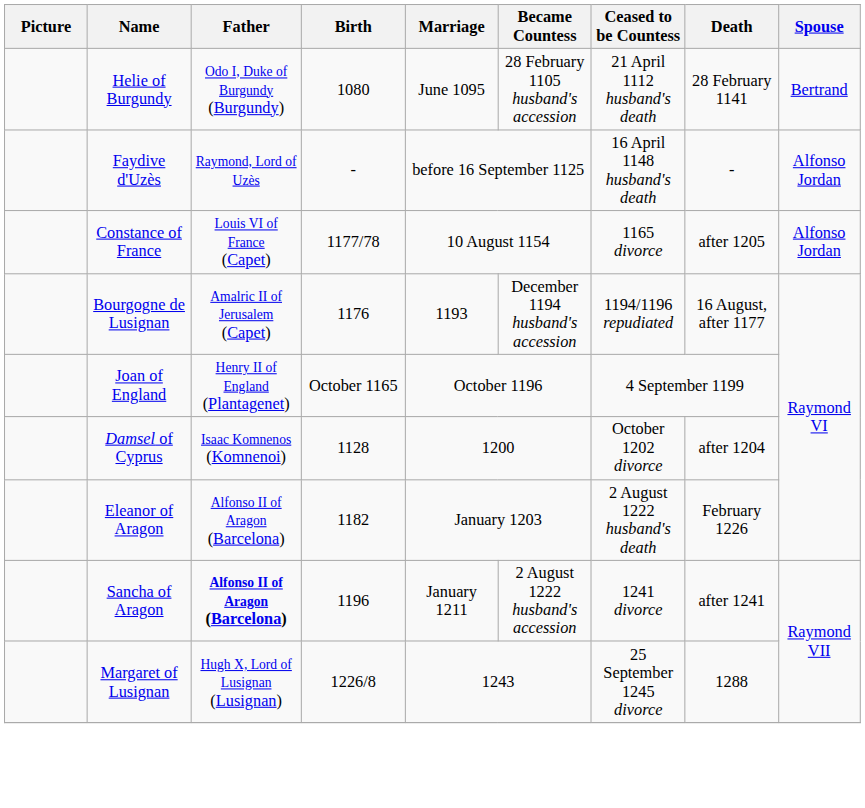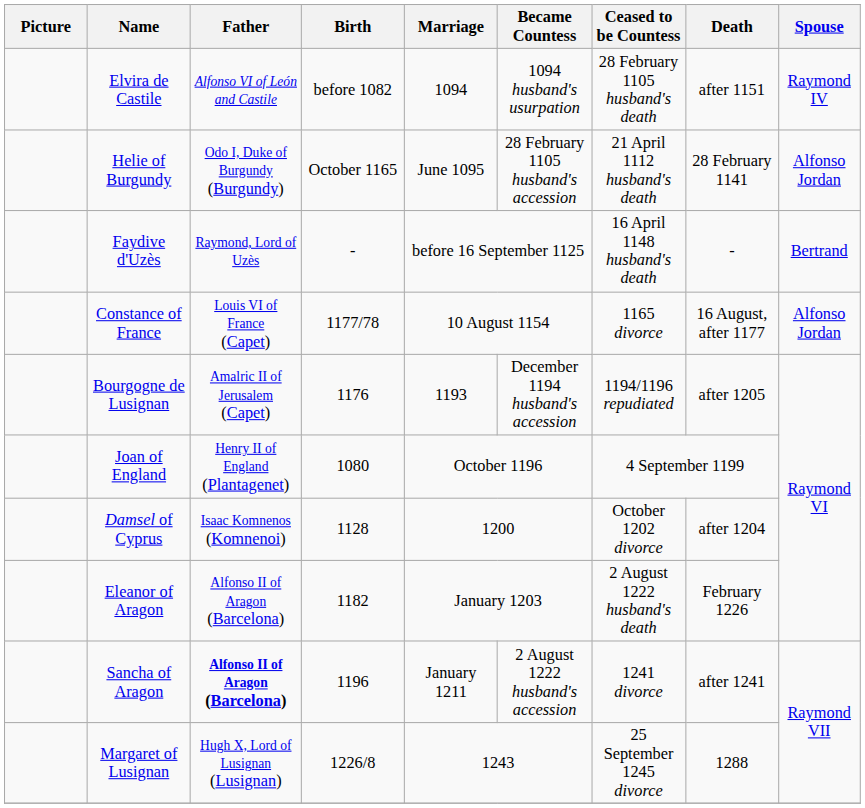+ row: (139, 89)
(353, 89) 1080 -> (353, 170) October 1165
(819, 89) Bertrand -> (819, 170) Alfonso Jordan
(819, 170) Alfonso Jordan -> (819, 251) Bertrand
(732, 241) after 1205 -> (732, 322) 16 August, after 1177
(732, 313) 16 August, after 1177 -> (732, 394) after 1205
(353, 385) October 1165 -> (353, 466) 1080
